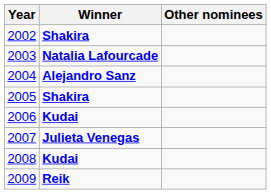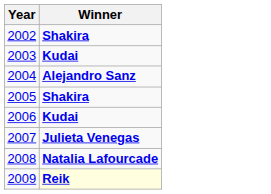- column: (213, 14)
(100, 55) Natalia Lafourcade -> (60, 55) Kudai
(60, 158) Kudai -> (100, 158) Natalia Lafourcade
(56, 179) no background -> (56, 179) lightyellow background
